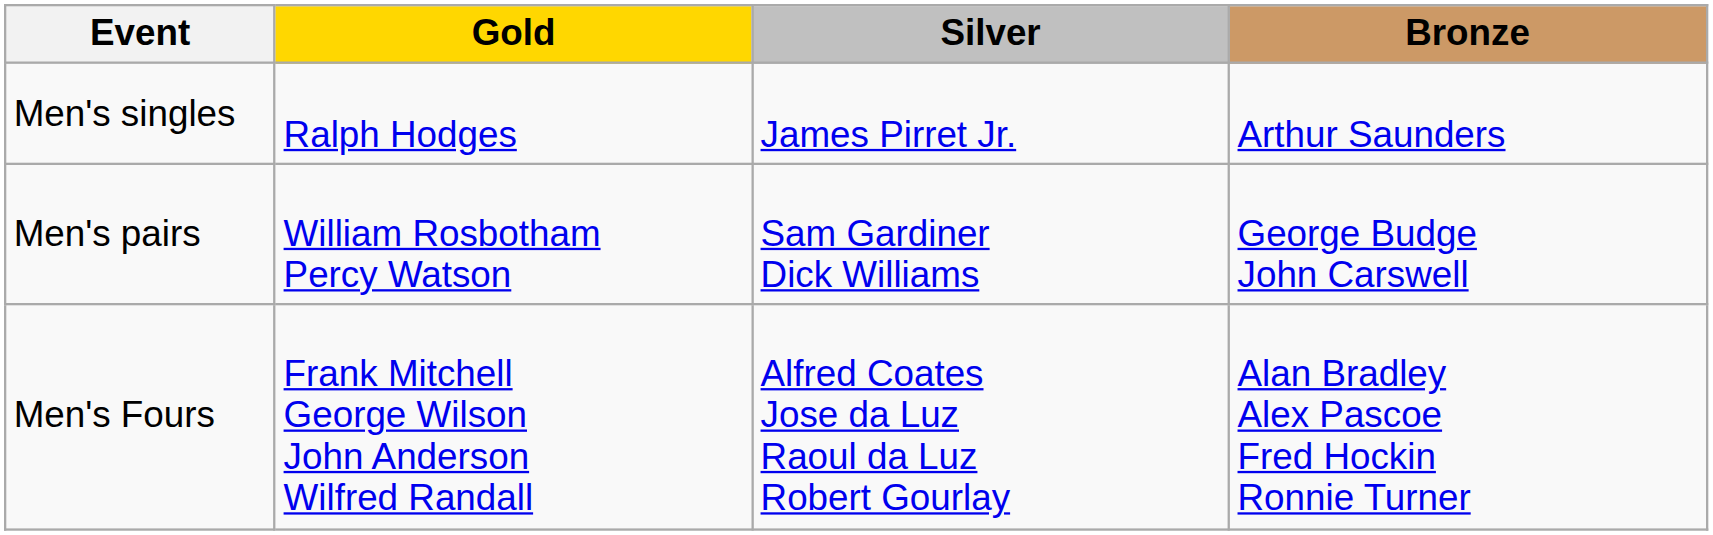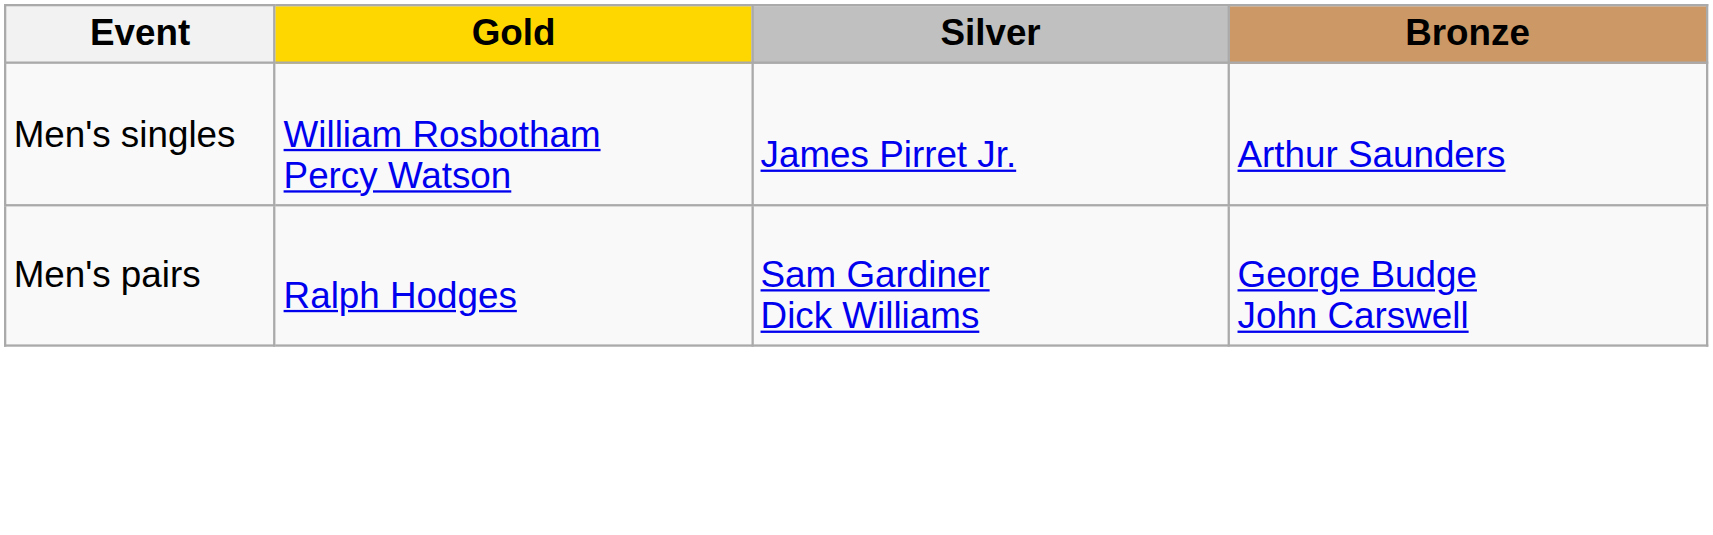(400, 133) Ralph Hodges -> (442, 154) William Rosbotham Percy Watson
(442, 253) William Rosbotham Percy Watson -> (400, 295) Ralph Hodges
- row: (114, 415)
